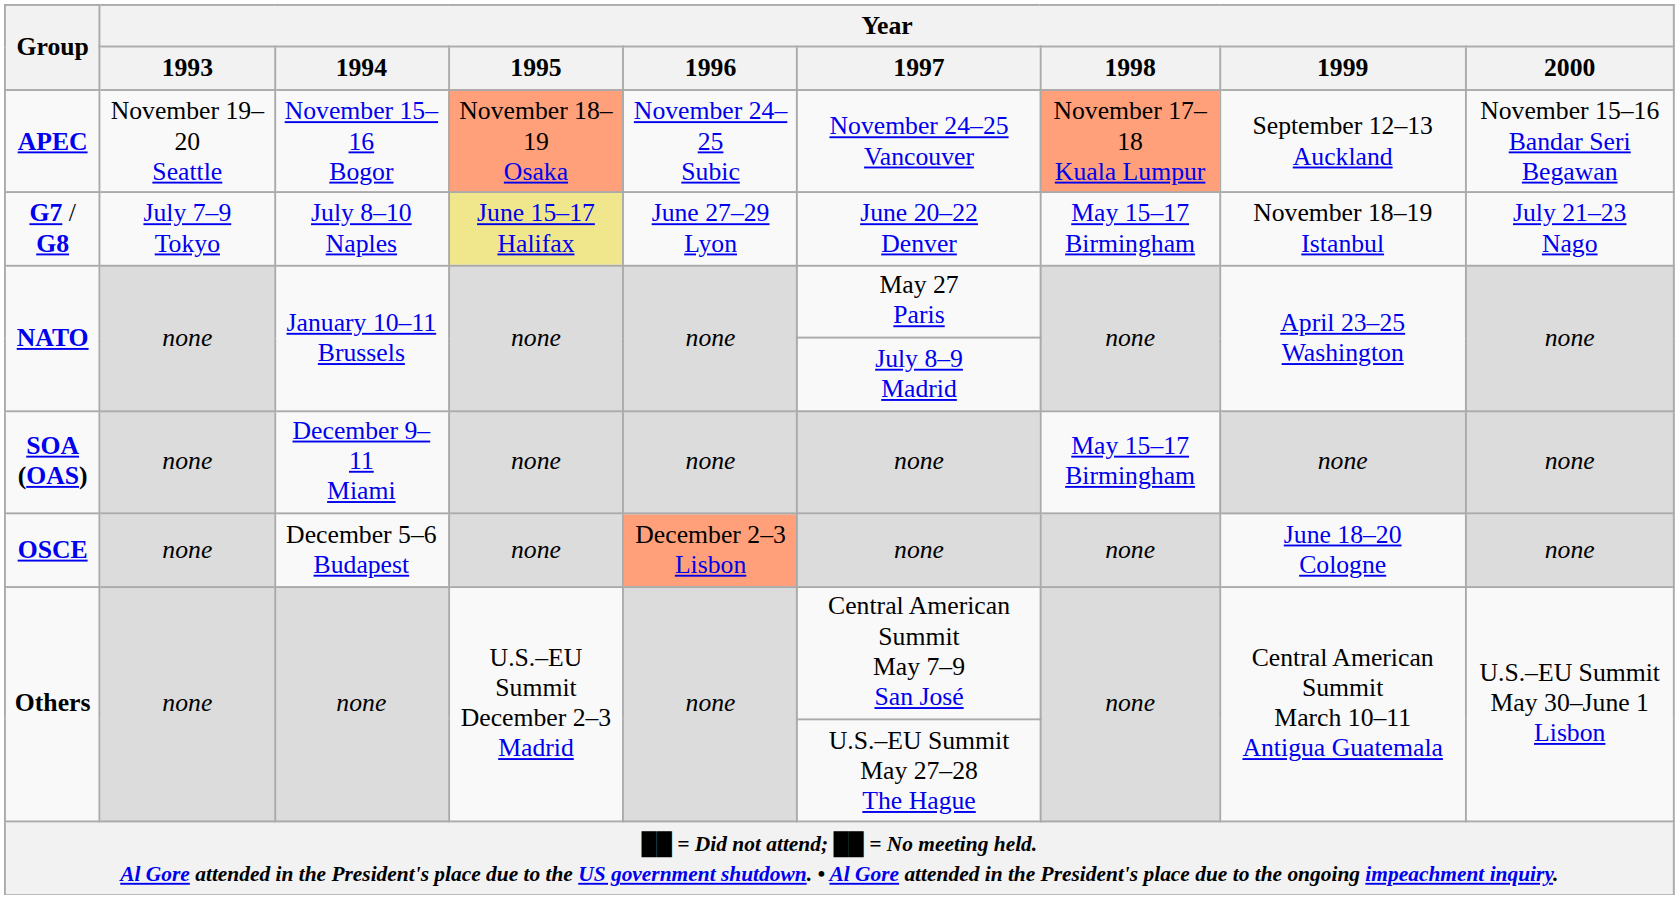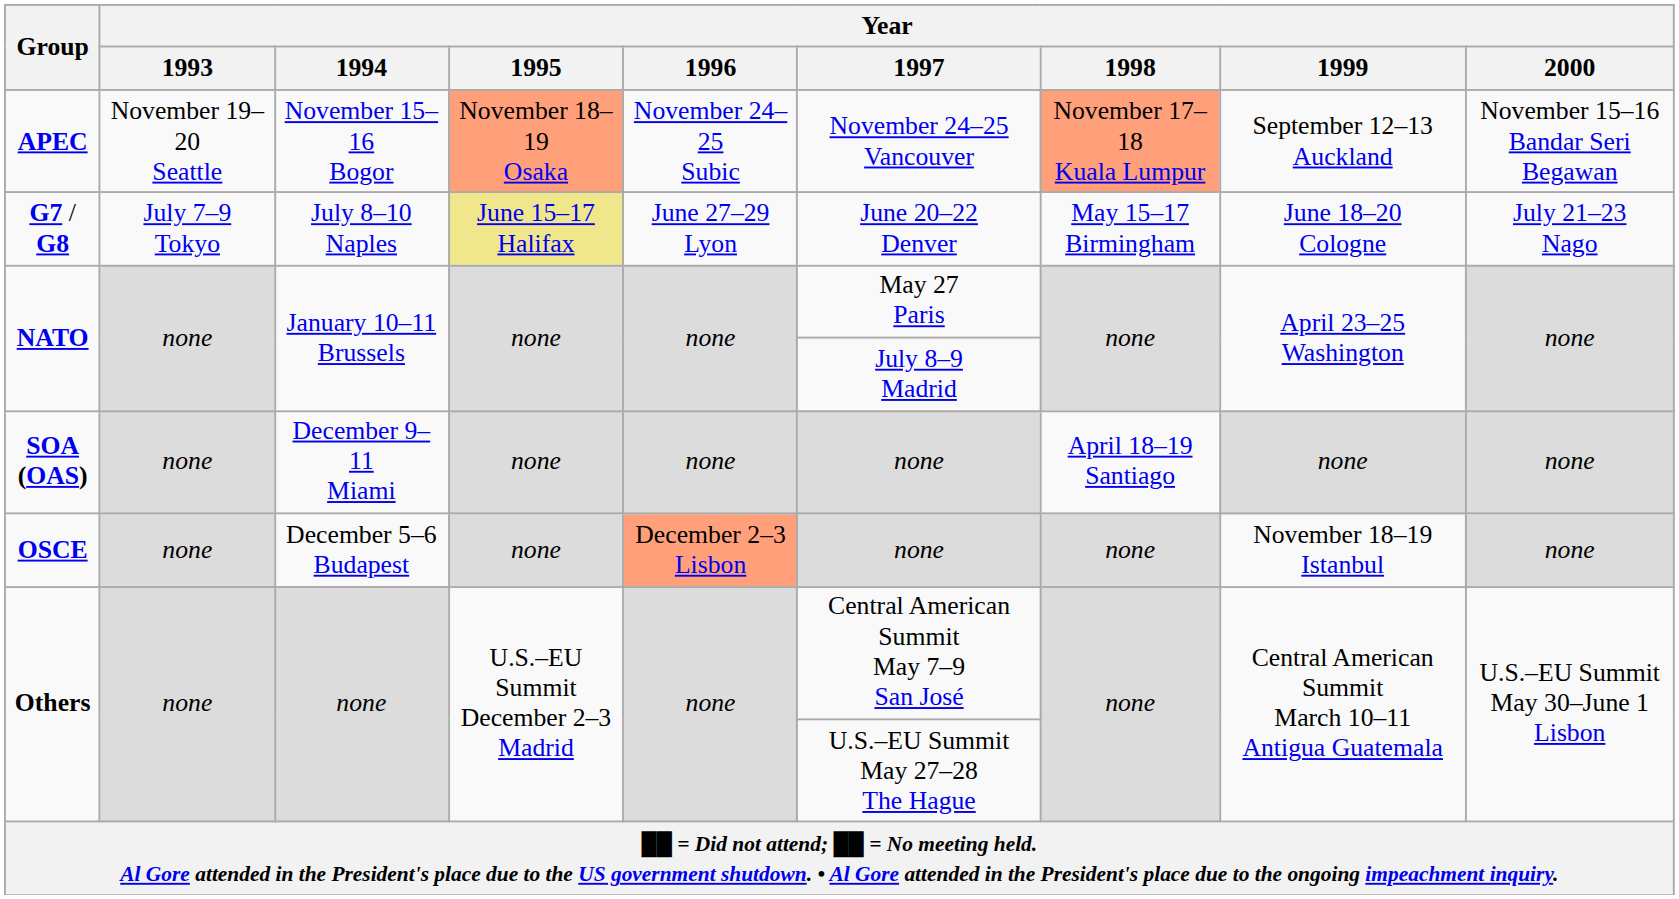(1343, 228) November 18–19 Istanbul -> (1343, 228) June 18–20 Cologne
(1130, 461) May 15–17 Birmingham -> (1130, 461) April 18–19 Santiago
(1343, 548) June 18–20 Cologne -> (1343, 548) November 18–19 Istanbul
